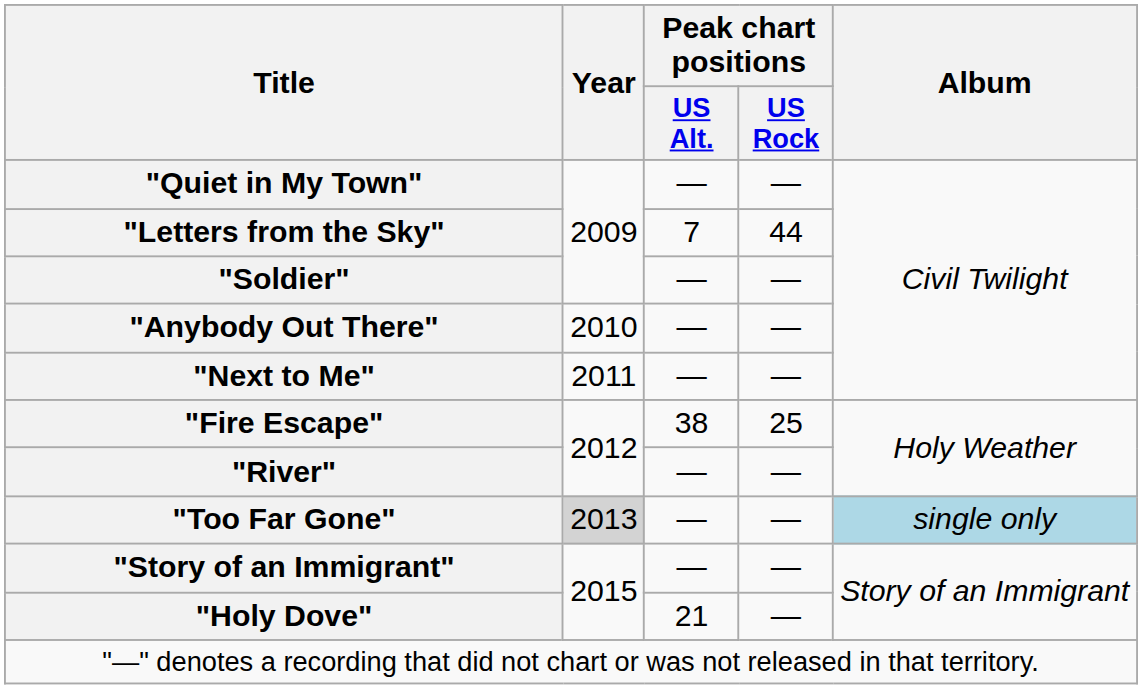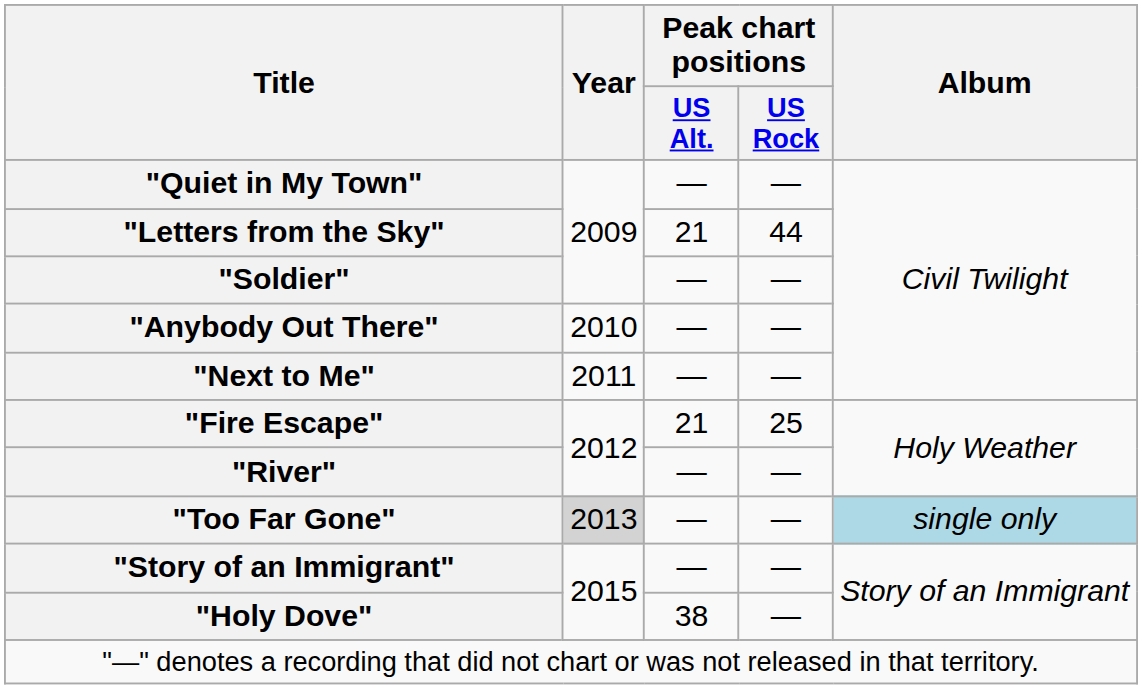(692, 231) 7 -> (692, 231) 21
(692, 423) 38 -> (692, 423) 21
(692, 615) 21 -> (692, 615) 38
